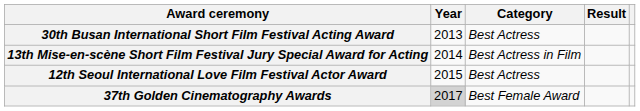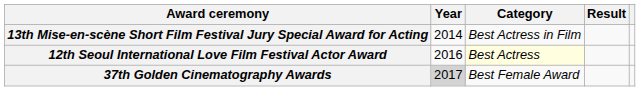- row: (218, 34)
(448, 75) 2015 -> (448, 55) 2016
(504, 75) no background -> (504, 55) lightyellow background
